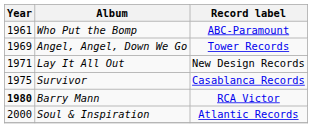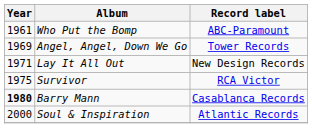(248, 81) Casablanca Records -> (248, 81) RCA Victor
(248, 98) RCA Victor -> (248, 98) Casablanca Records
